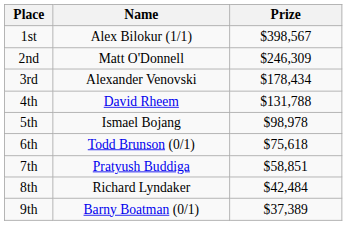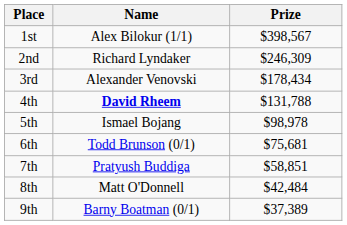(141, 58) Matt O'Donnell -> (141, 58) Richard Lyndaker
(141, 101) normal -> (141, 101) bold
(286, 144) $75,618 -> (286, 144) $75,681
(141, 187) Richard Lyndaker -> (141, 187) Matt O'Donnell
